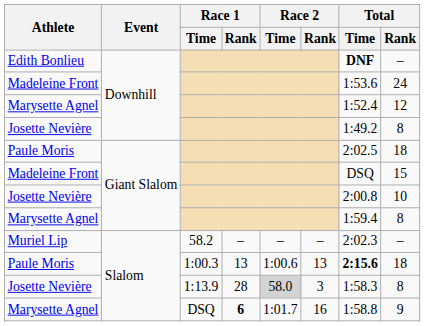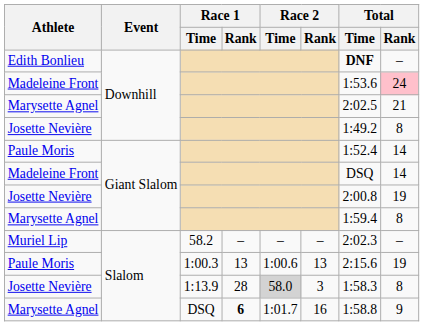(400, 83) no background -> (399, 83) pink background
(360, 106) 1:52.4 -> (360, 106) 2:02.5
(400, 106) 12 -> (399, 106) 21
(360, 151) 2:02.5 -> (360, 151) 1:52.4
(400, 151) 18 -> (399, 151) 14
(400, 174) 15 -> (399, 174) 14
(400, 196) 10 -> (399, 196) 19
(360, 264) bold -> (360, 264) normal
(400, 264) 18 -> (399, 264) 19
